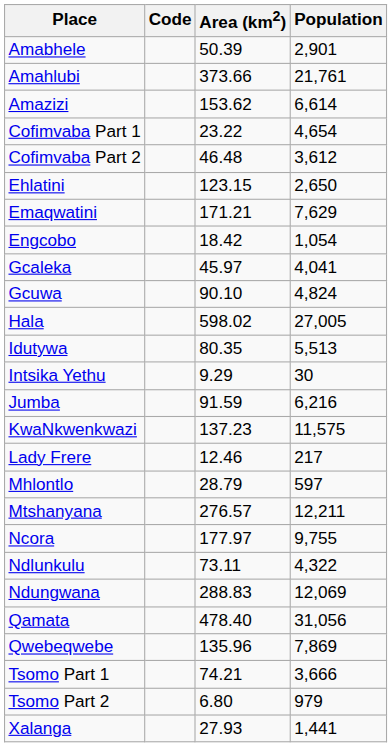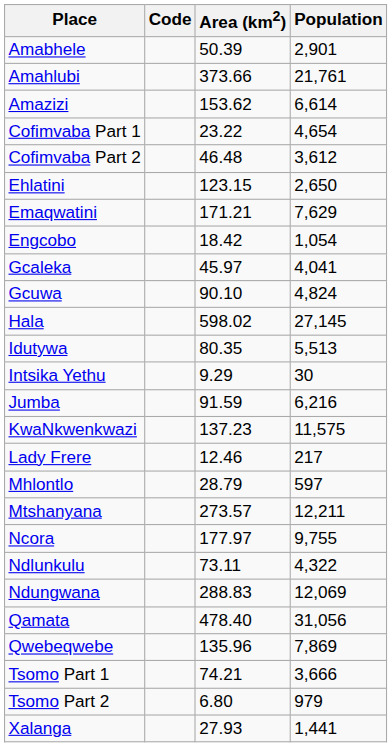(320, 321) 27,005 -> (320, 321) 27,145
(226, 511) 276.57 -> (226, 511) 273.57
